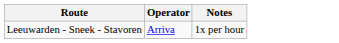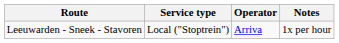+ column: (188, 13)
